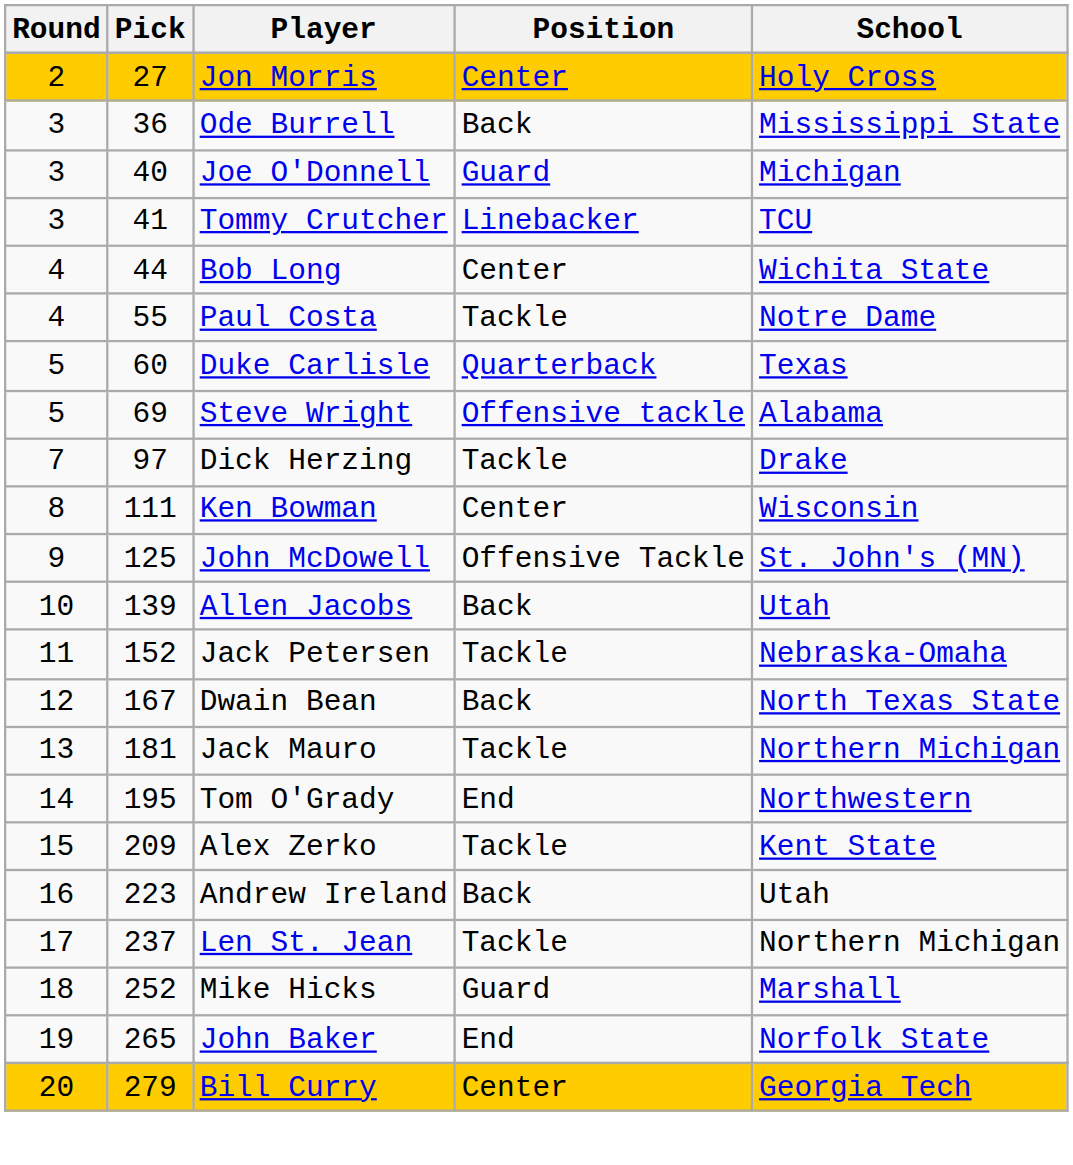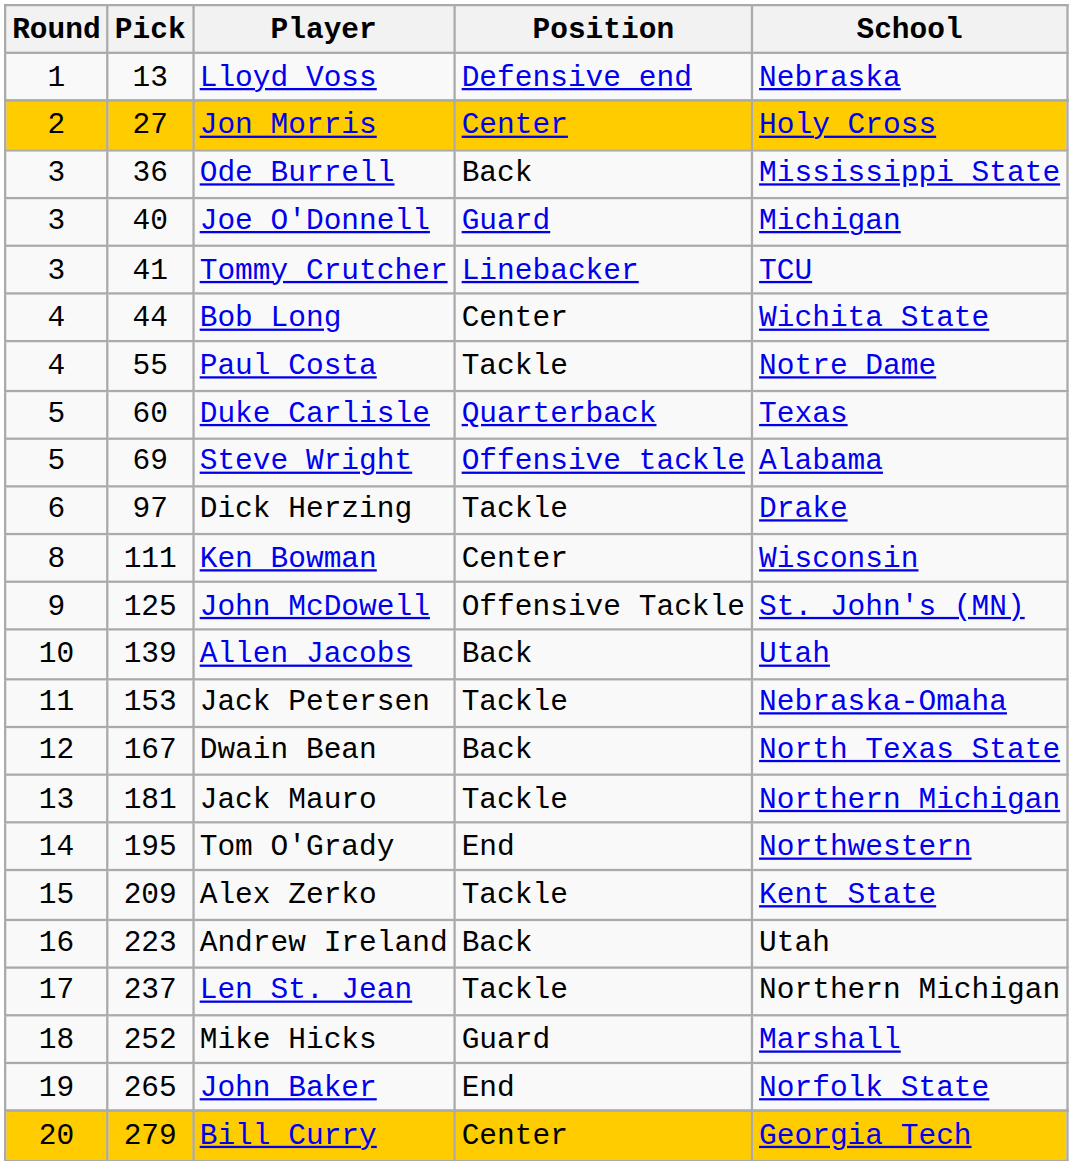+ row: (288, 77)
(56, 462) 7 -> (56, 510) 6
(150, 654) 152 -> (150, 703) 153
